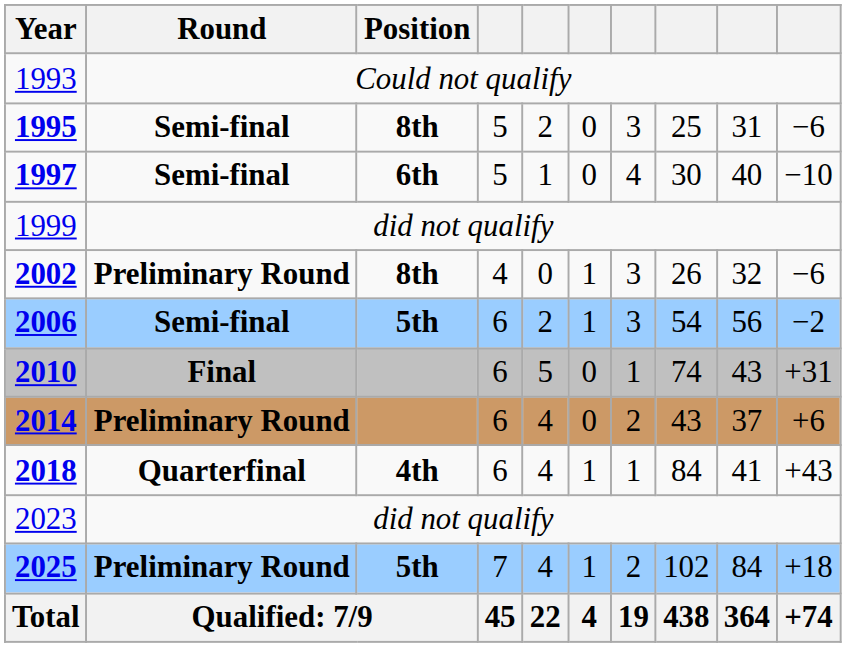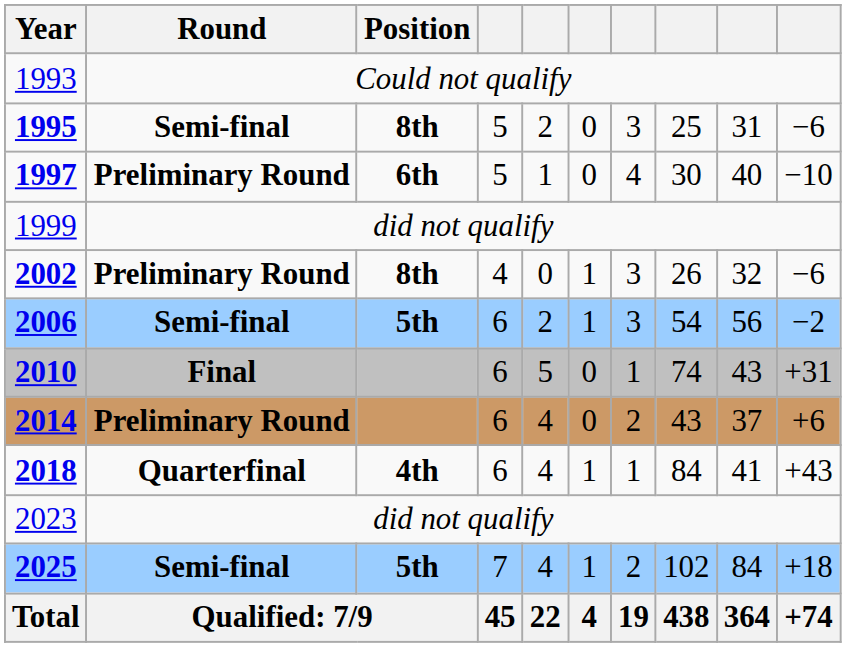(222, 175) Semi-final -> (222, 175) Preliminary Round
(222, 567) Preliminary Round -> (222, 567) Semi-final
